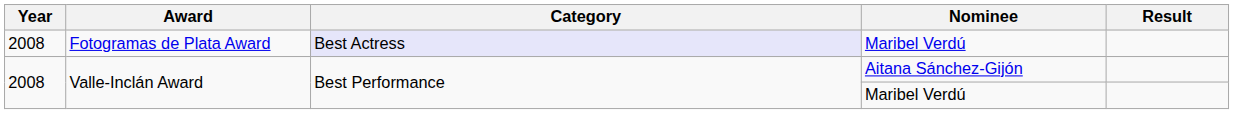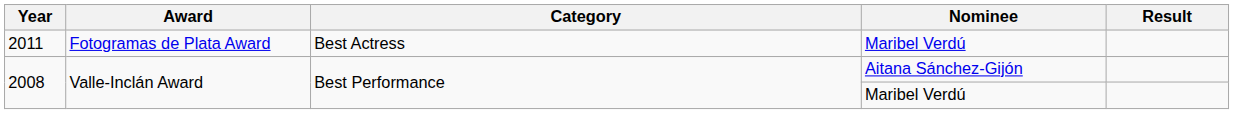(26, 43) 2008 -> (26, 43) 2011
(360, 43) lavender background -> (360, 43) no background
